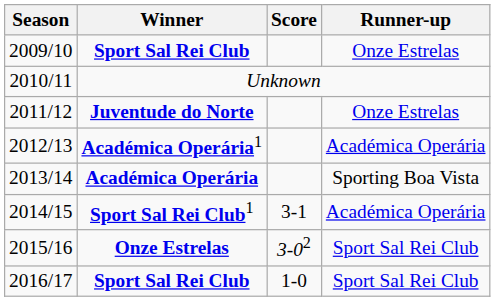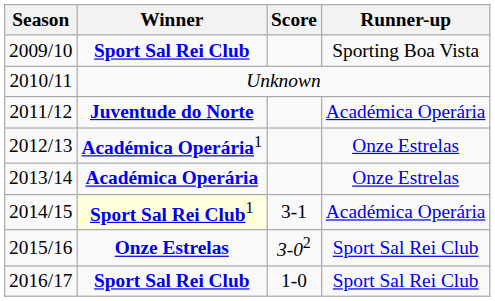(406, 50) Onze Estrelas -> (406, 50) Sporting Boa Vista
(406, 111) Onze Estrelas -> (406, 111) Académica Operária
(406, 145) Académica Operária -> (406, 145) Onze Estrelas
(406, 178) Sporting Boa Vista -> (406, 178) Onze Estrelas
(172, 211) no background -> (172, 211) lightyellow background
